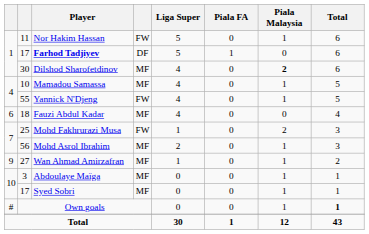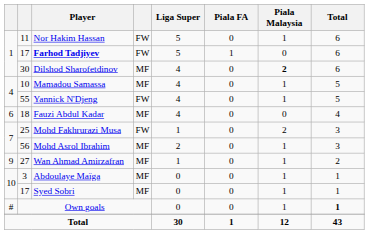(142, 53) DF -> (142, 53) FW
